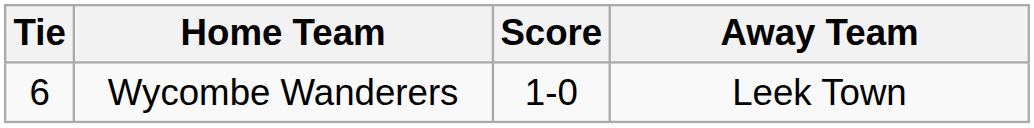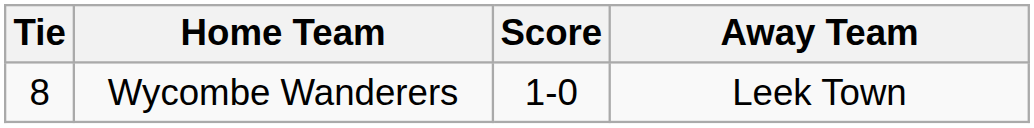(40, 91) 6 -> (40, 91) 8
